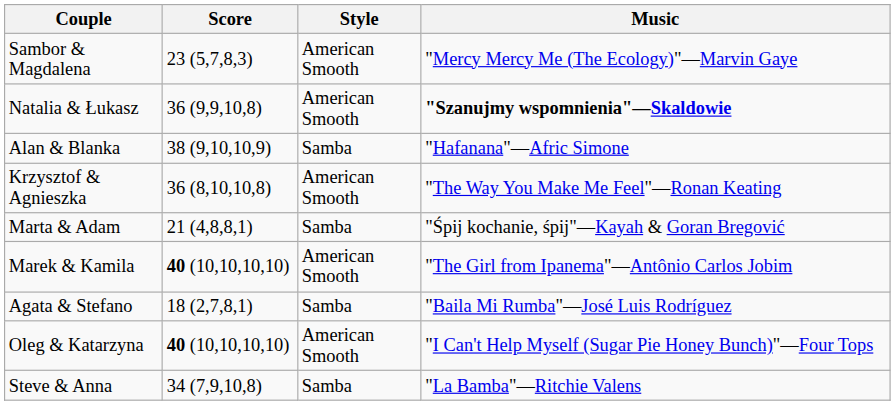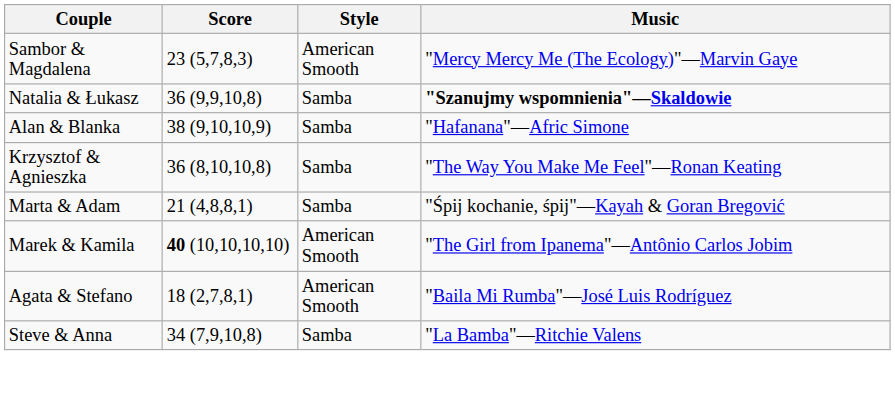(338, 108) American Smooth -> (327, 98) Samba
(338, 187) American Smooth -> (327, 166) Samba
(327, 306) Samba -> (338, 295) American Smooth
- row: (76, 345)
